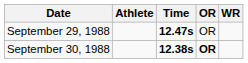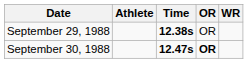(176, 31) 12.47s -> (176, 31) 12.38s
(176, 49) 12.38s -> (176, 49) 12.47s
